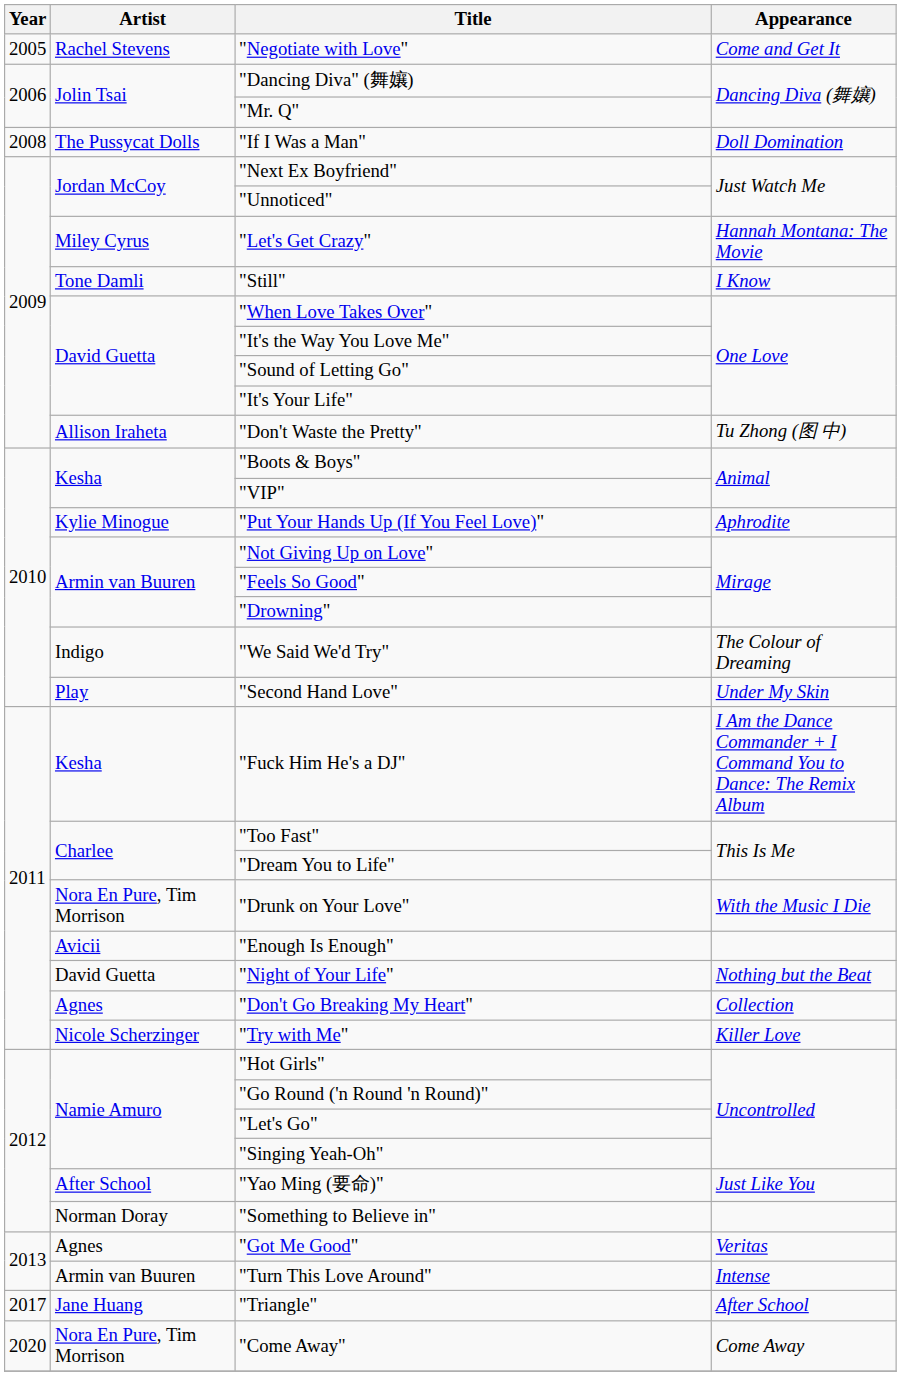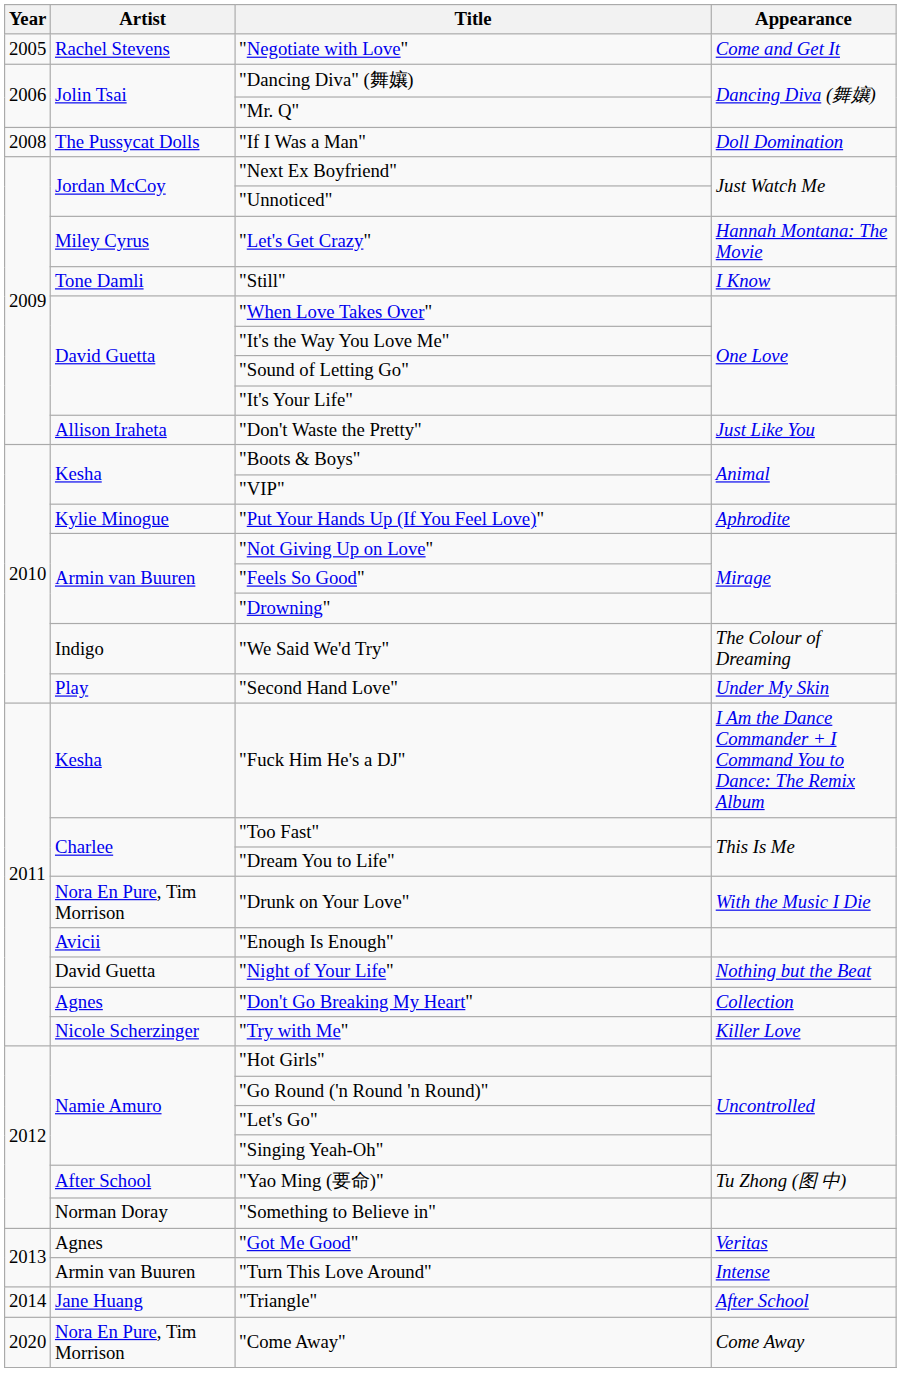(781, 431) Tu Zhong (图 中) -> (765, 429) Just Like You
(765, 1184) Just Like You -> (781, 1180) Tu Zhong (图 中)
(28, 1305) 2017 -> (28, 1301) 2014
